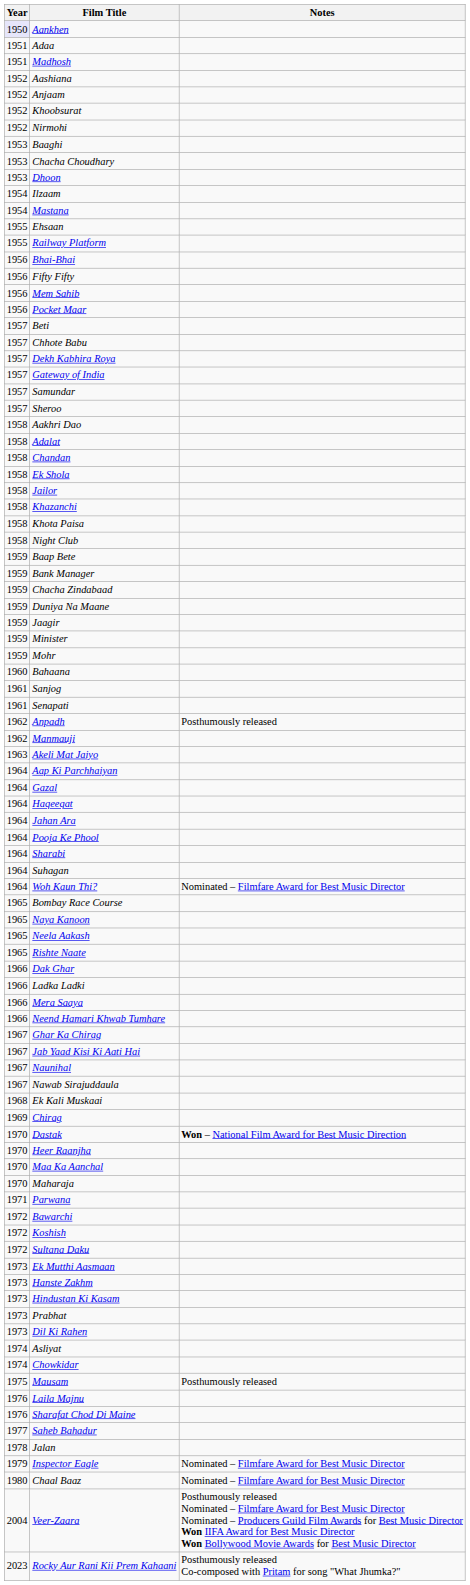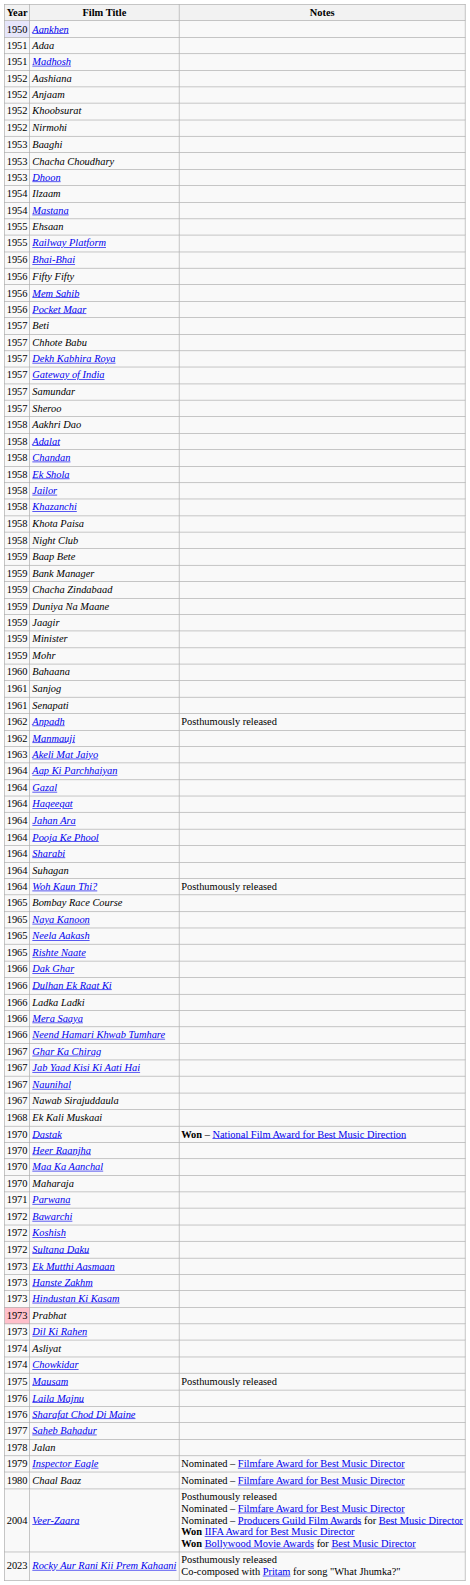(293, 886) Nominated – Filmfare Award for Best Music Director -> (229, 886) Posthumously released
+ row: (72, 985)
- row: (47, 1117)
(17, 1315) no background -> (17, 1315) pink background
